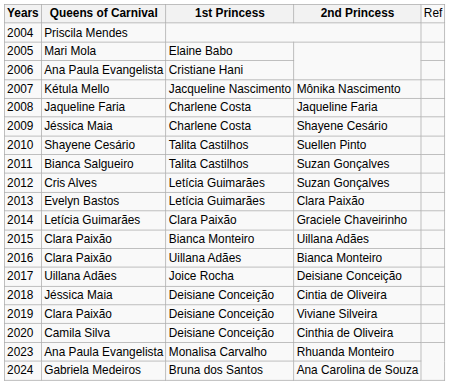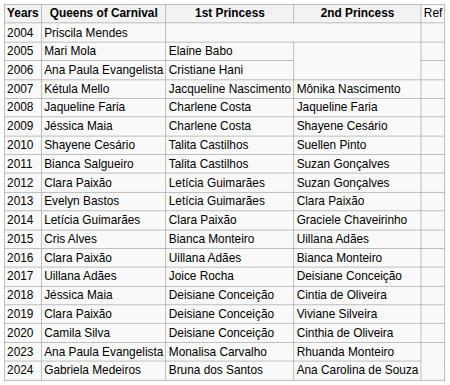(70, 182) Cris Alves -> (78, 182) Clara Paixão
(78, 239) Clara Paixão -> (70, 239) Cris Alves
